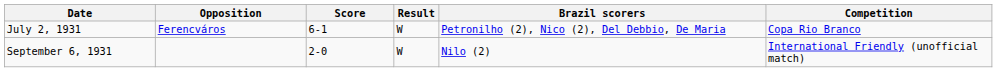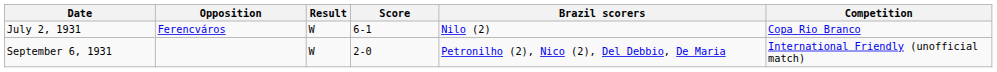columns swapped: (416, 13) <-> (350, 13)
(583, 30) Petronilho (2), Nico (2), Del Debbio, De Maria -> (466, 30) Nilo (2)
(466, 52) Nilo (2) -> (583, 52) Petronilho (2), Nico (2), Del Debbio, De Maria
